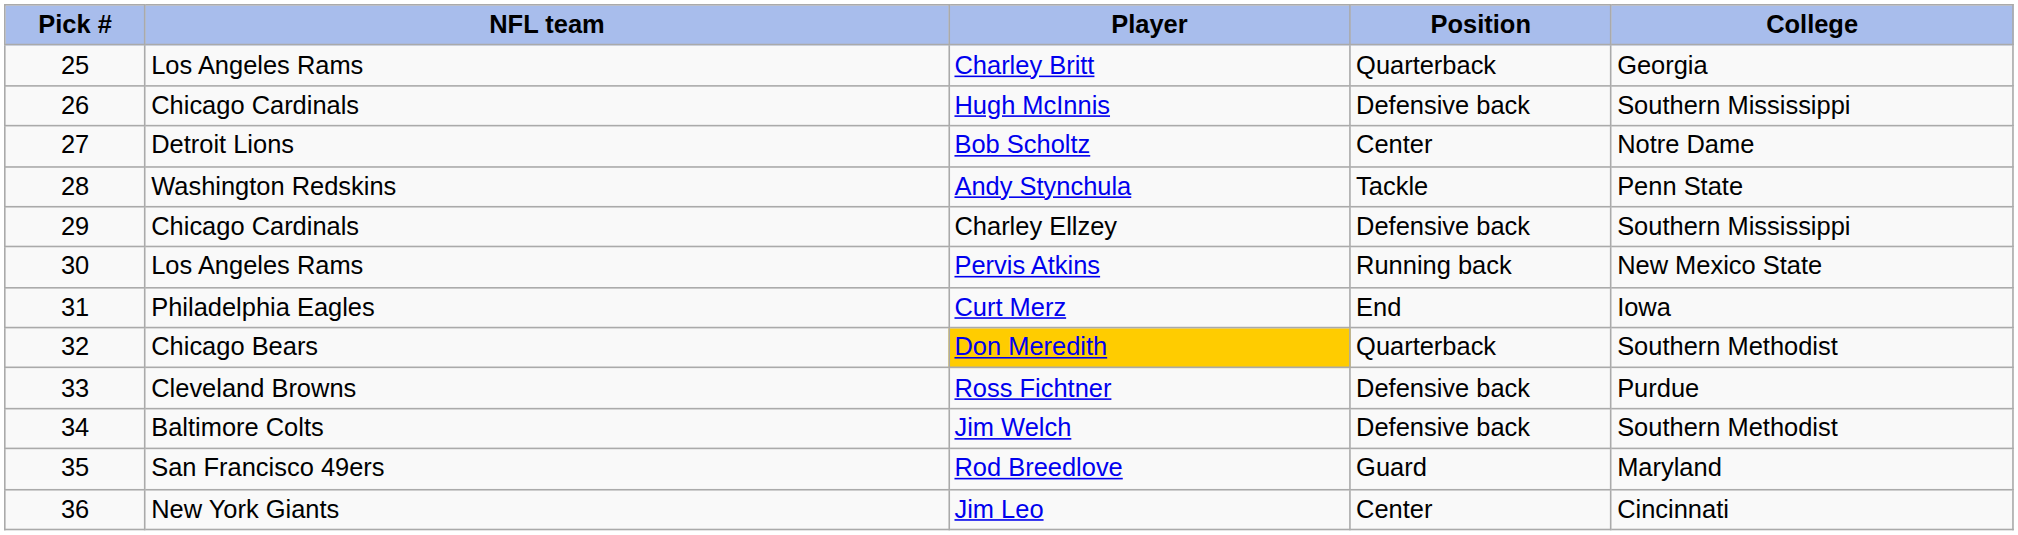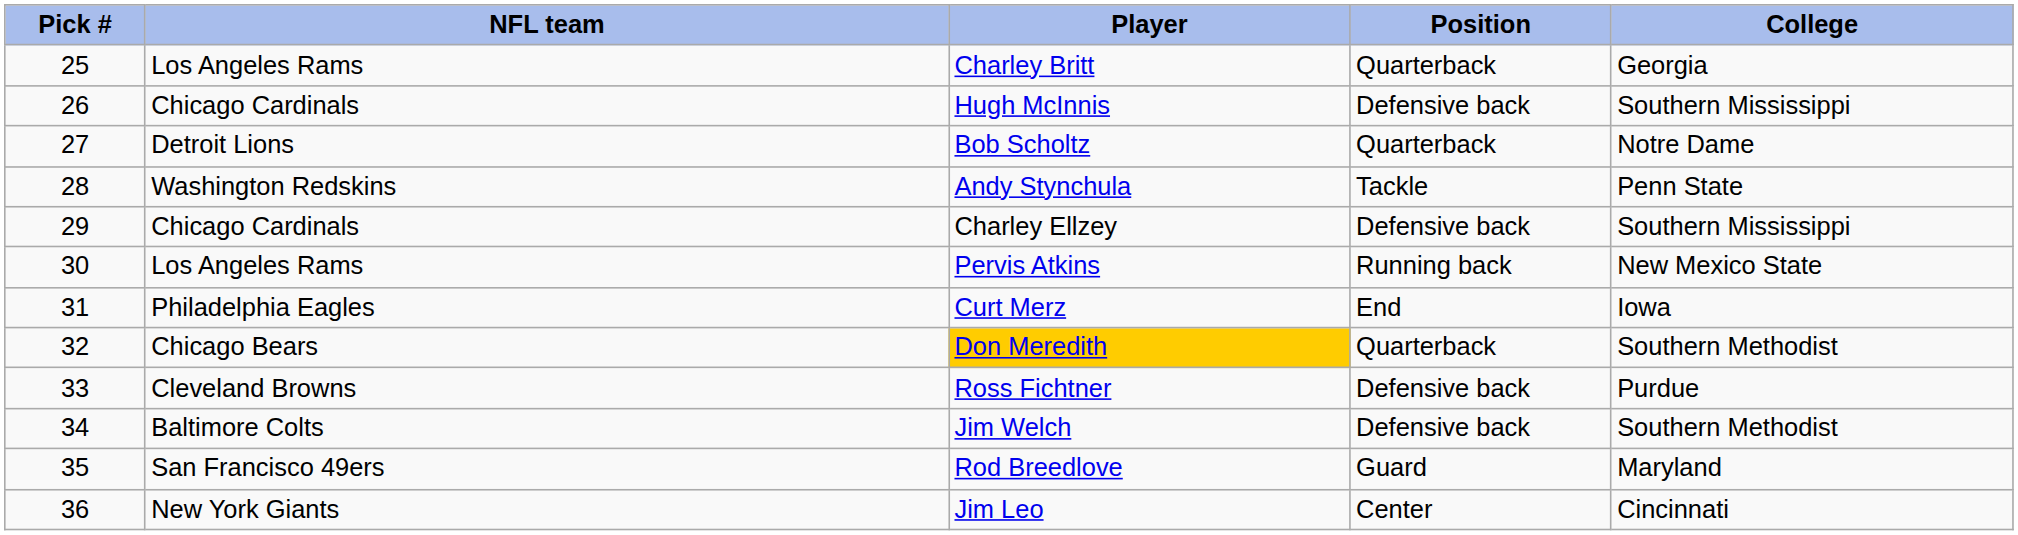(1394, 145) Center -> (1426, 145) Quarterback
